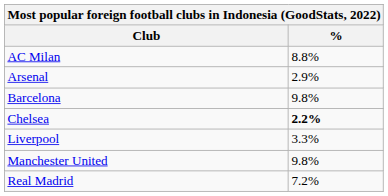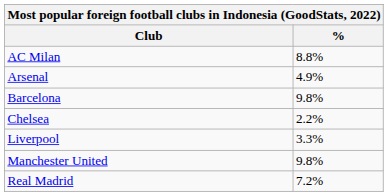(305, 77) 2.9% -> (310, 77) 4.9%
(306, 118) bold -> (310, 118) normal
